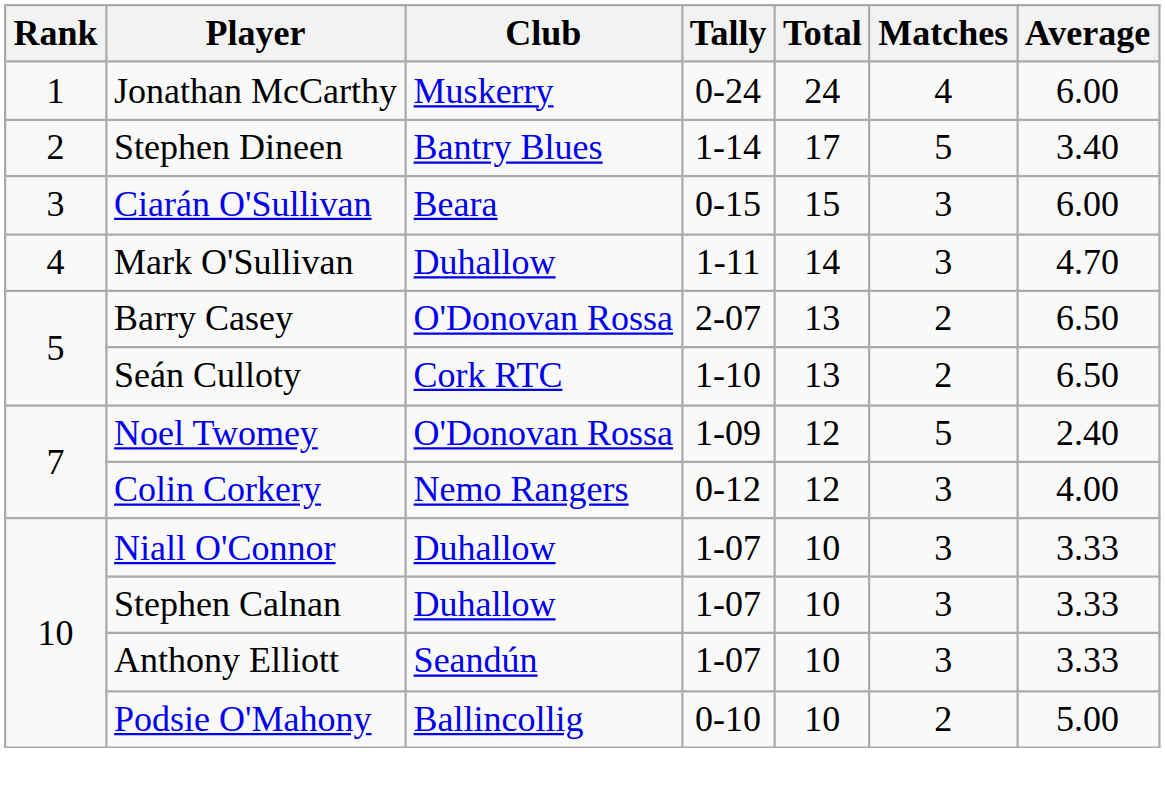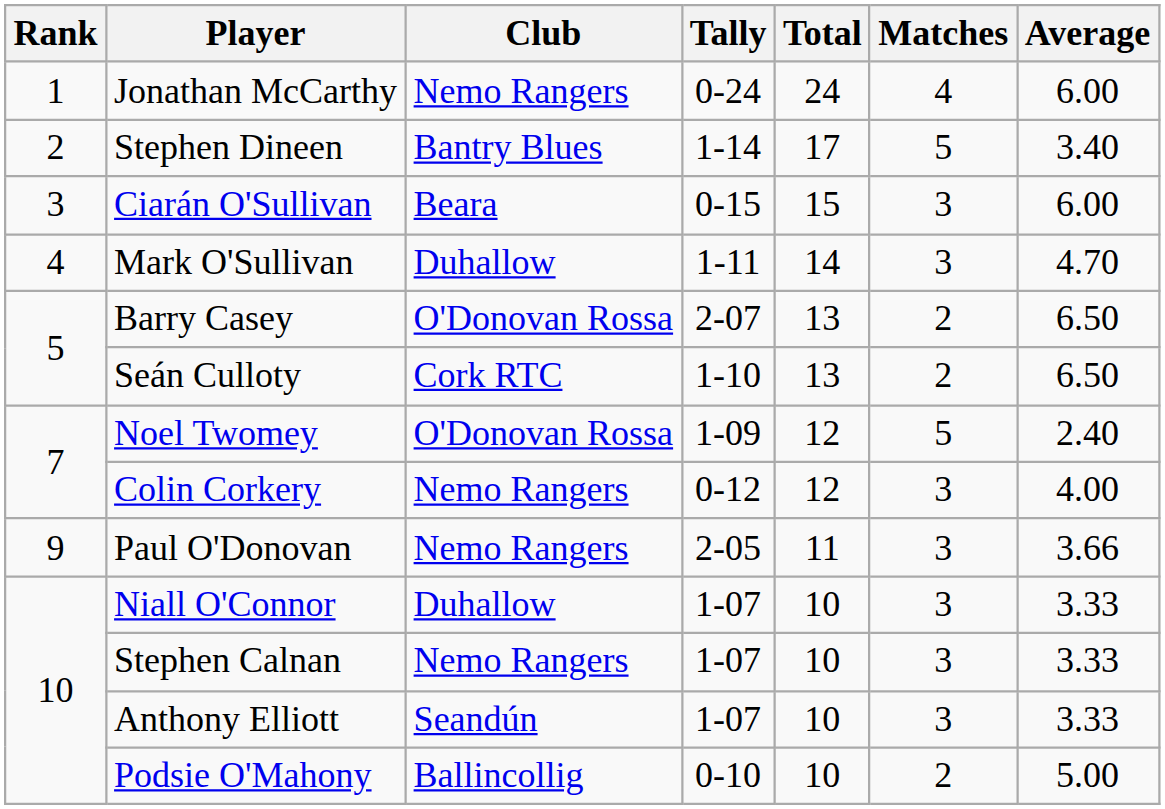(484, 90) Muskerry -> (521, 90) Nemo Rangers
+ row: (233, 546)
(485, 603) Duhallow -> (521, 661) Nemo Rangers
